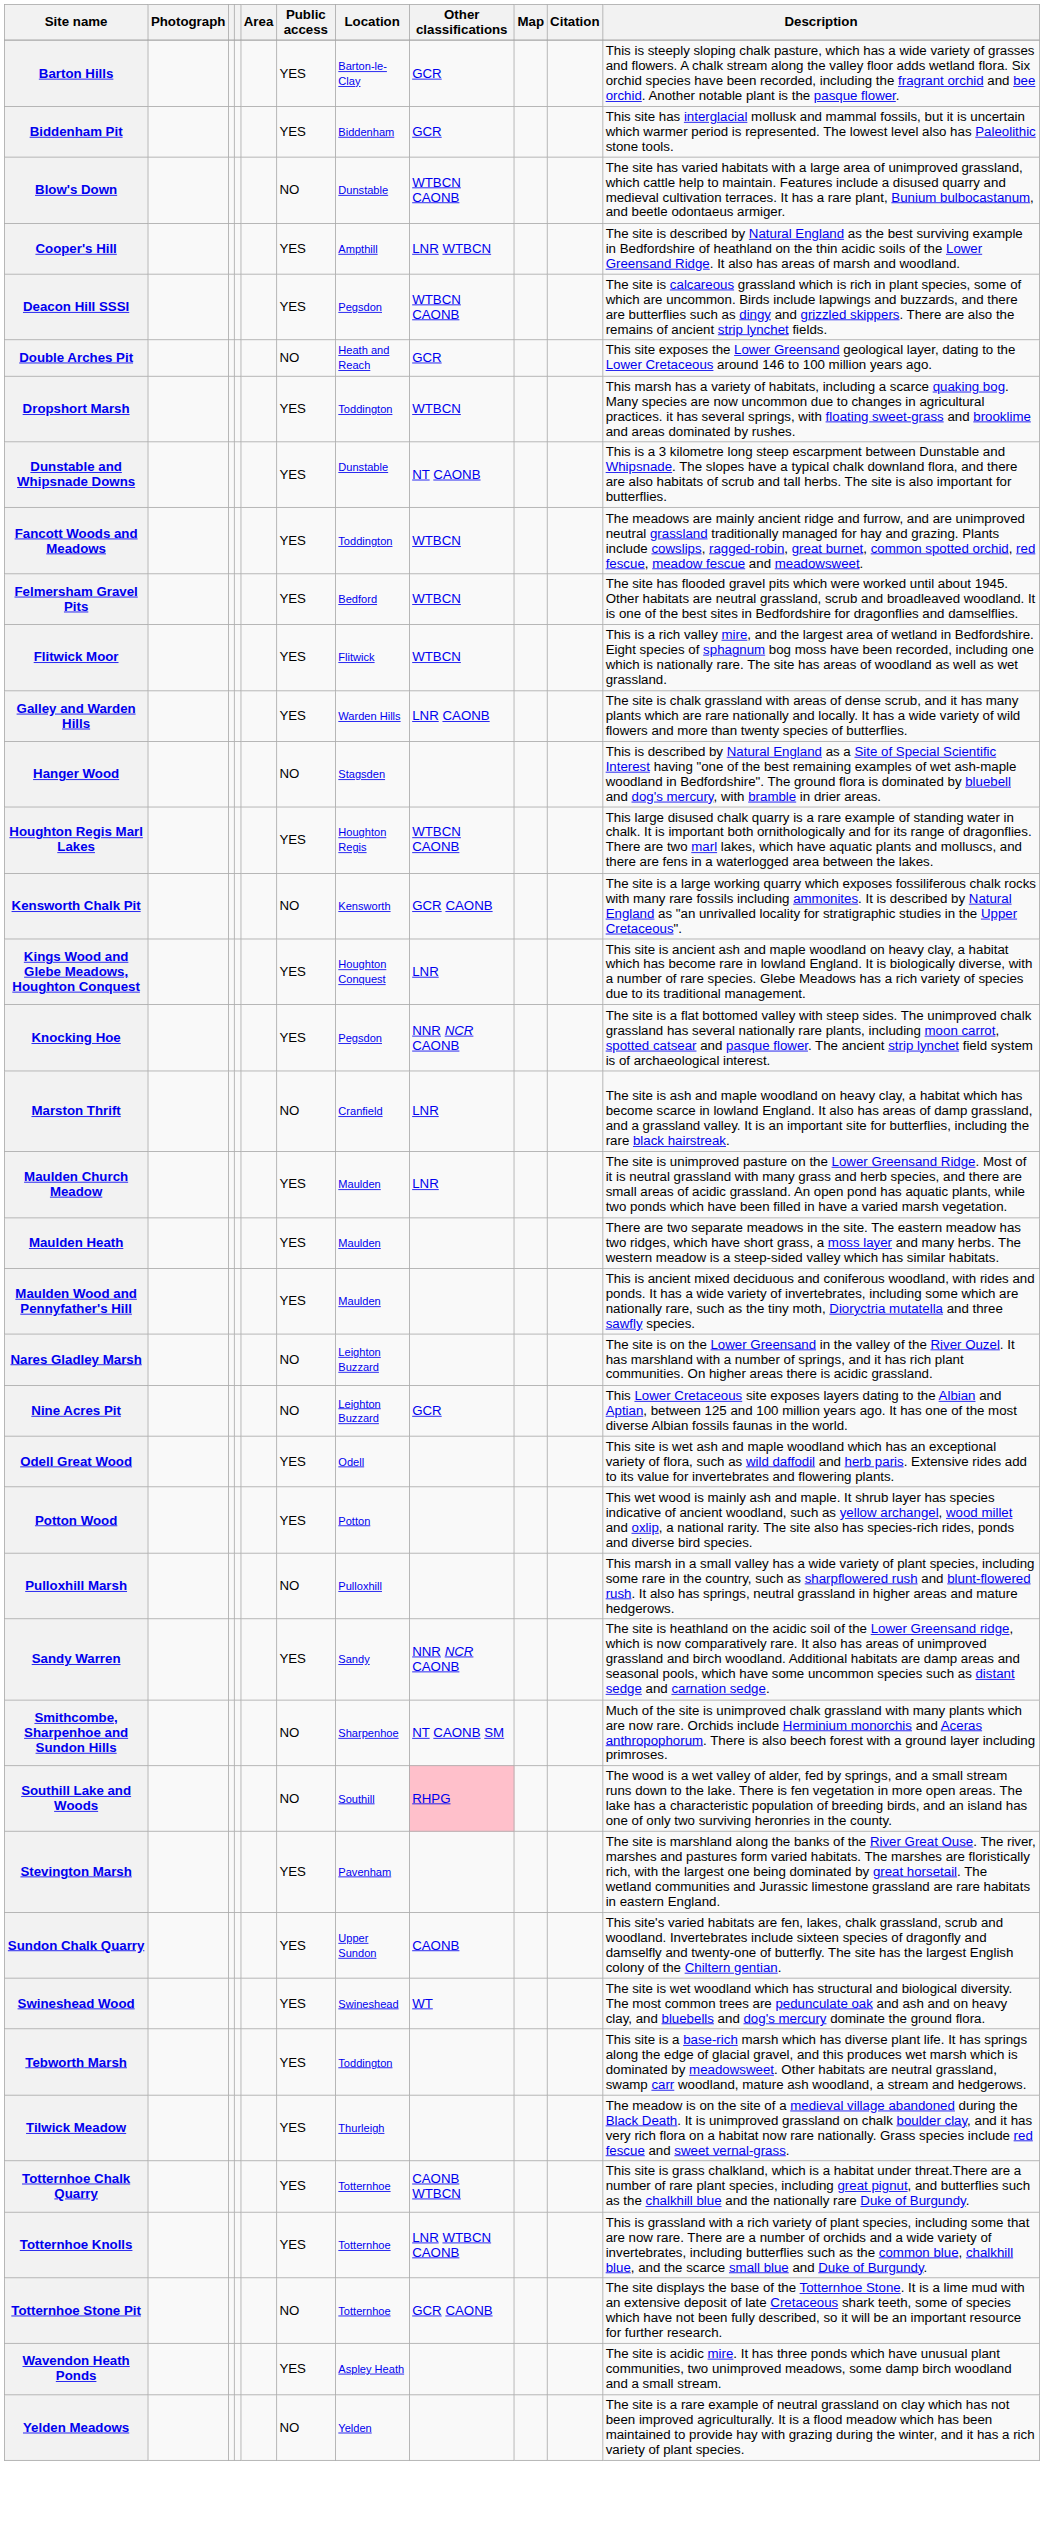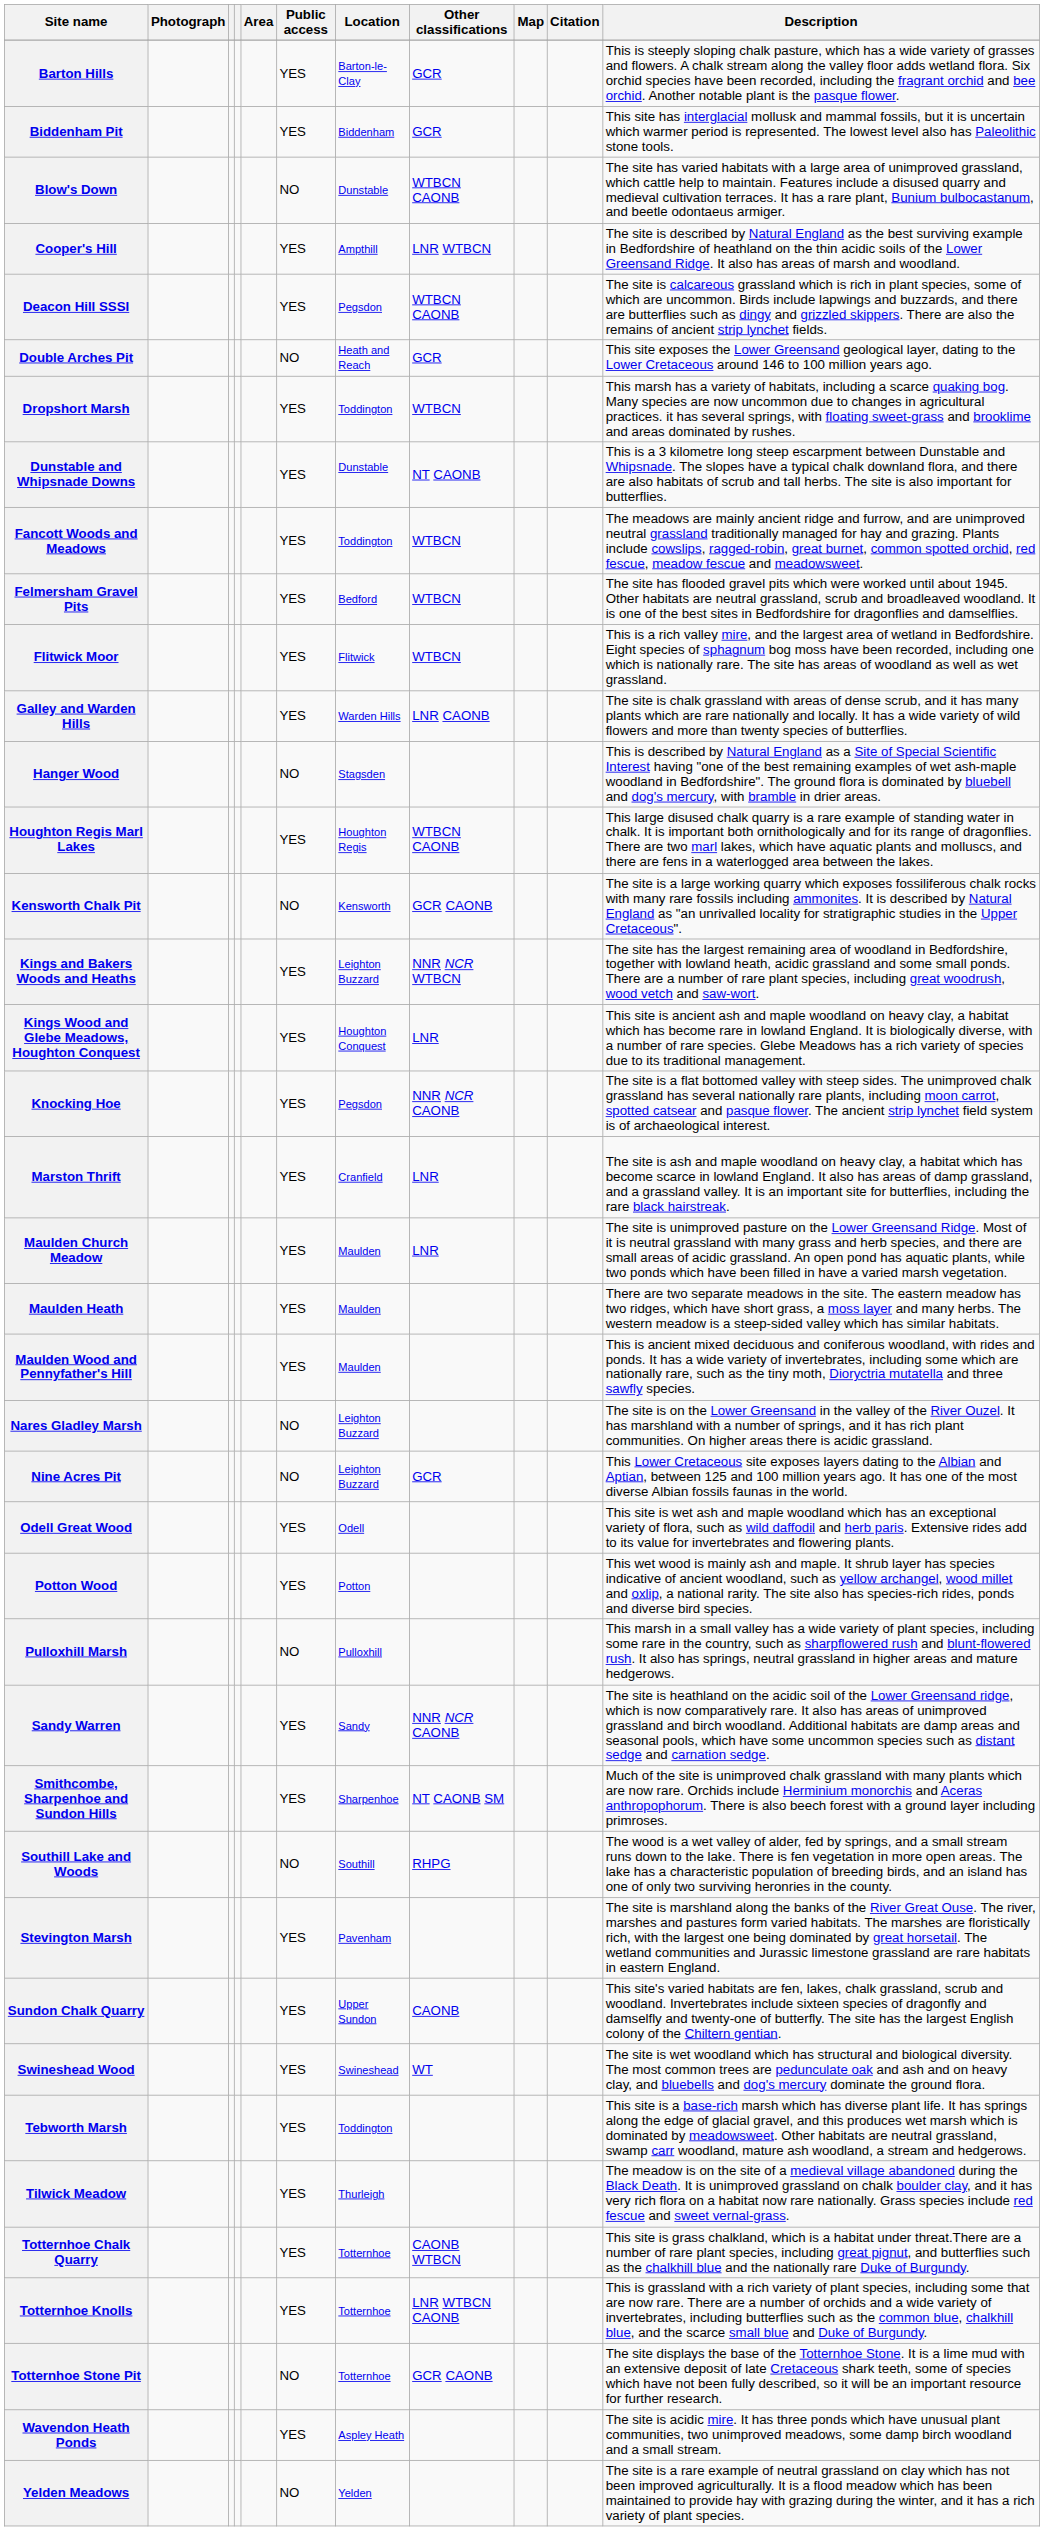+ row: (76, 972)
(289, 1111) NO -> (293, 1177) YES
(289, 1732) NO -> (293, 1798) YES
(431, 1798) pink background -> (431, 1864) no background
